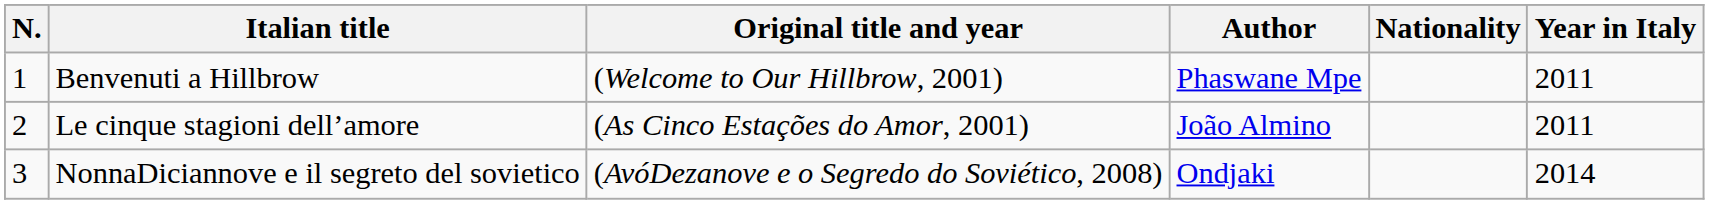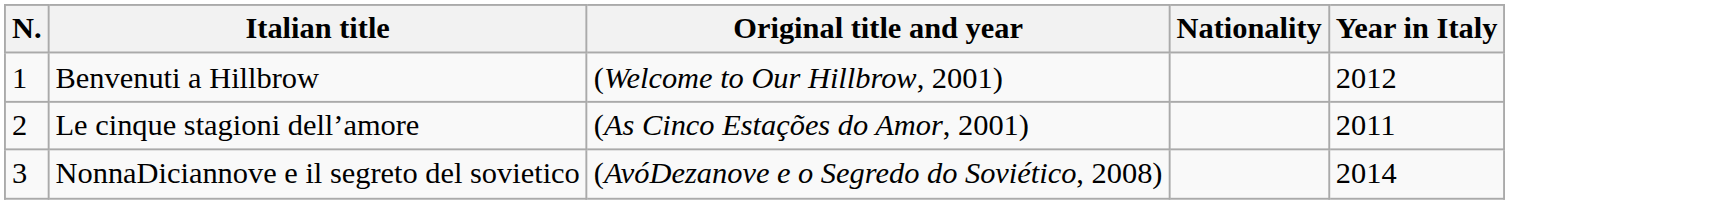- column: (1269, 28)
(1565, 76) 2011 -> (1366, 76) 2012
